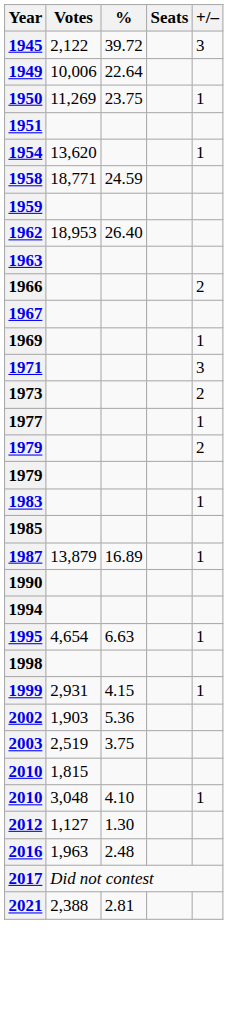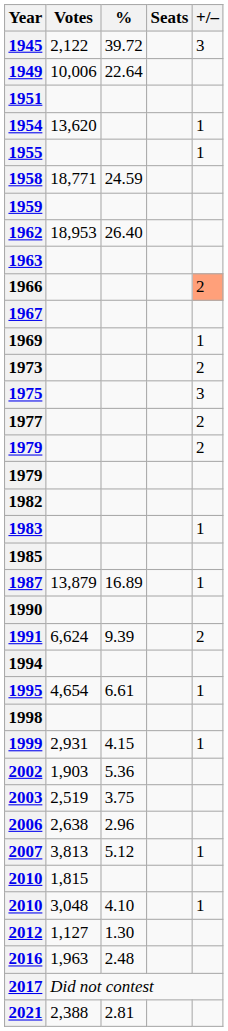- row: (25, 98)
+ row: (25, 152)
(200, 286) no background -> (200, 286) lightsalmon background
- row: (25, 367)
+ row: (25, 394)
(200, 421) 1 -> (200, 421) 2
+ row: (25, 502)
+ row: (25, 636)
(119, 636) 6.63 -> (119, 690) 6.61
+ row: (25, 824)
+ row: (25, 851)
